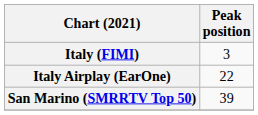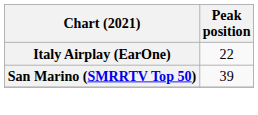- row: (102, 53)
